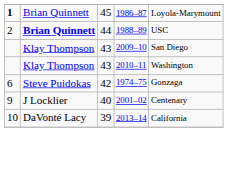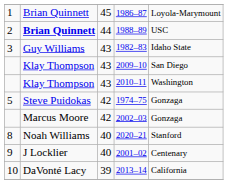(10, 13) bold -> (10, 13) normal
+ row: (131, 48)
(10, 83) 6 -> (10, 100) 5
+ row: (131, 118)
+ row: (131, 135)
